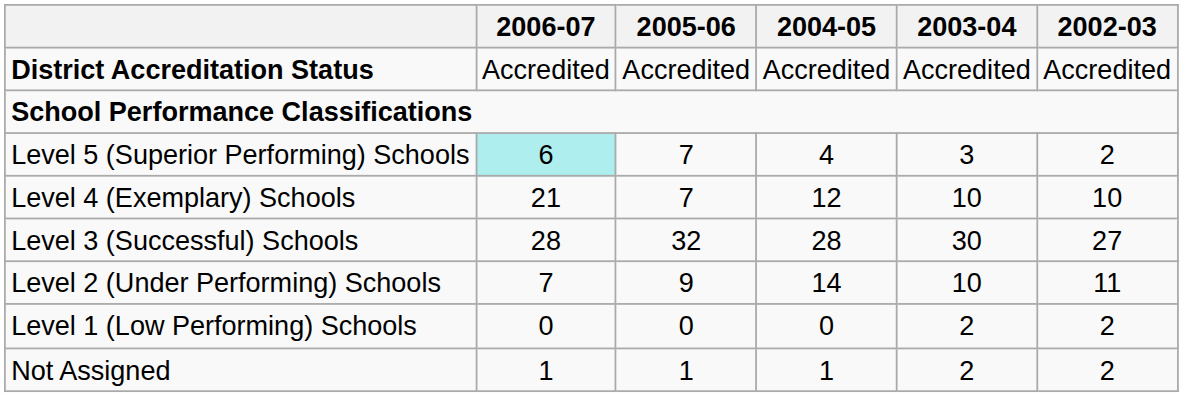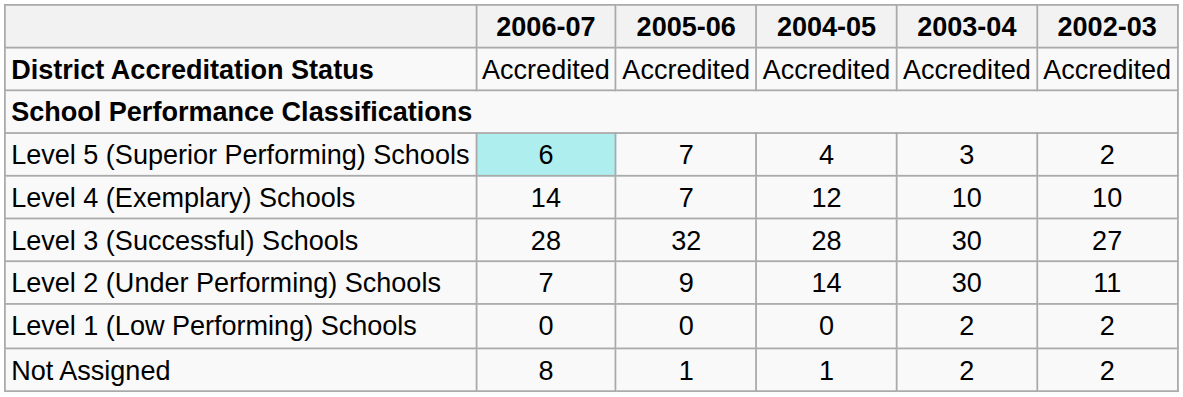(546, 198) 21 -> (546, 198) 14
(967, 283) 10 -> (967, 283) 30
(546, 369) 1 -> (546, 369) 8
